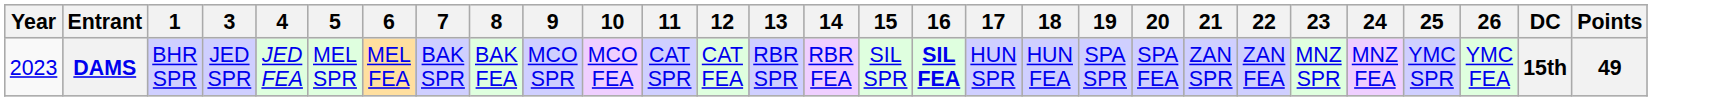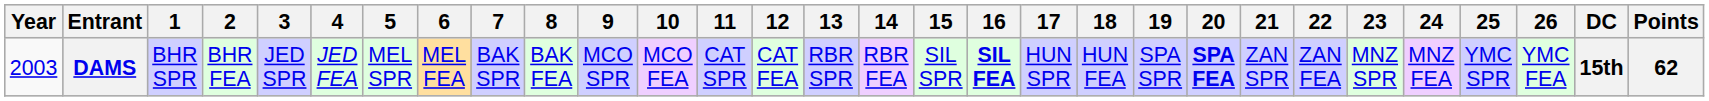+ column: (230, 21)
(34, 67) 2023 -> (34, 67) 2003
(1158, 67) normal -> (1214, 67) bold
(1610, 67) 49 -> (1666, 67) 62
